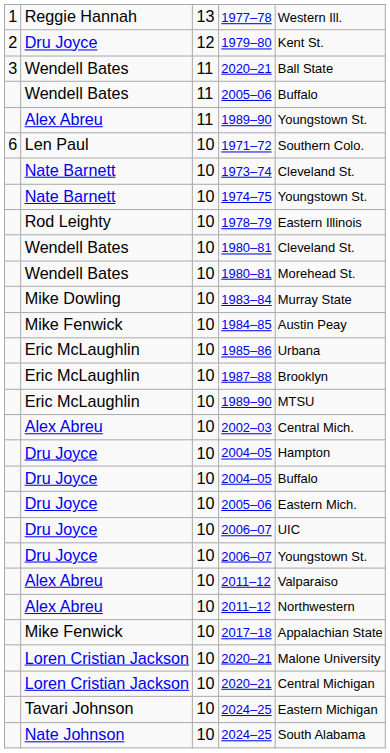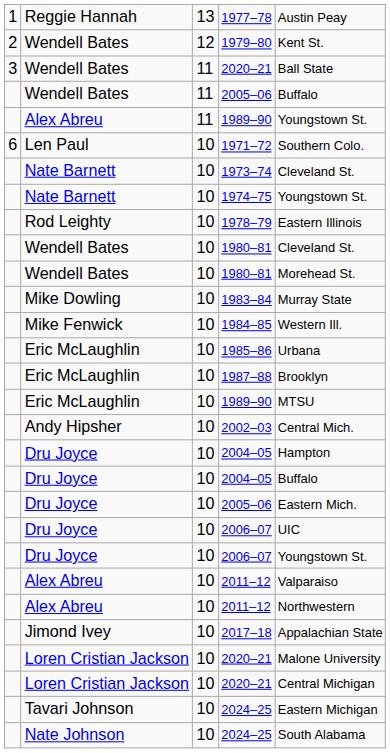(310, 17) Western Ill. -> (312, 17) Austin Peay
(61, 42) Dru Joyce -> (77, 42) Wendell Bates
(312, 325) Austin Peay -> (310, 325) Western Ill.
(64, 427) Alex Abreu -> (73, 427) Andy Hipsher
(74, 632) Mike Fenwick -> (68, 632) Jimond Ivey
